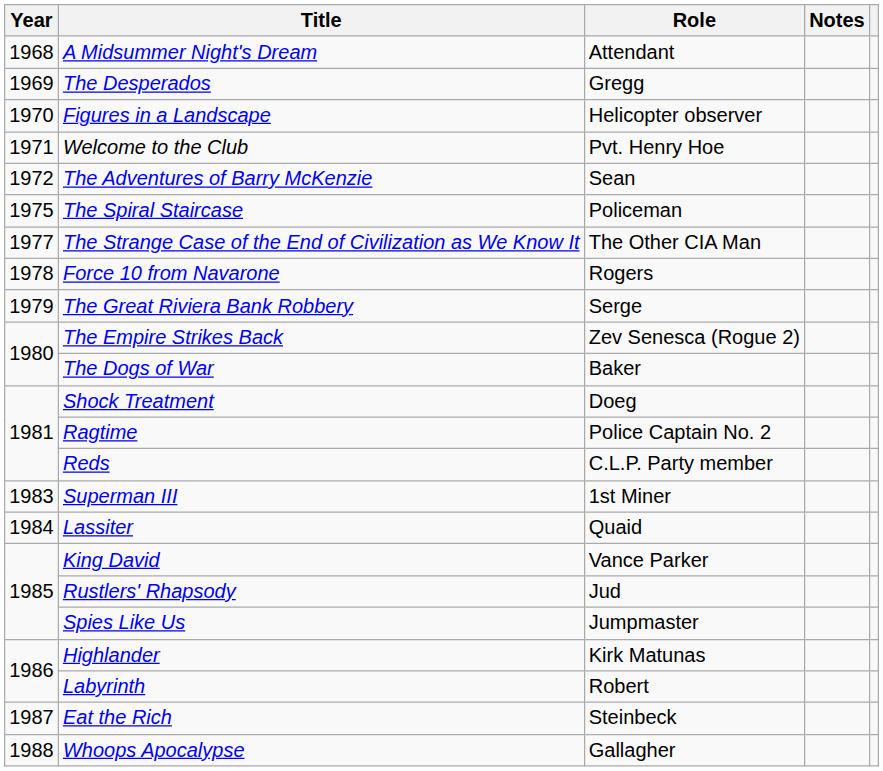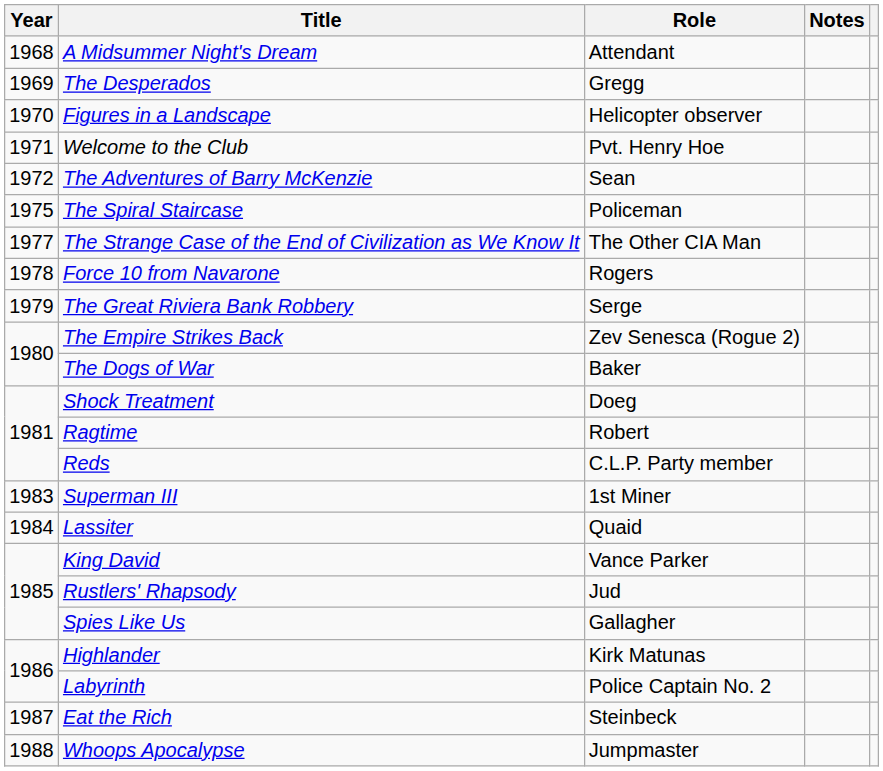(680, 432) Police Captain No. 2 -> (619, 432) Robert
(644, 623) Jumpmaster -> (632, 623) Gallagher
(619, 686) Robert -> (680, 686) Police Captain No. 2
(632, 749) Gallagher -> (644, 749) Jumpmaster
